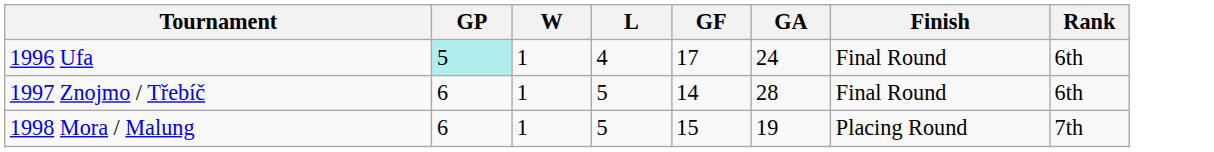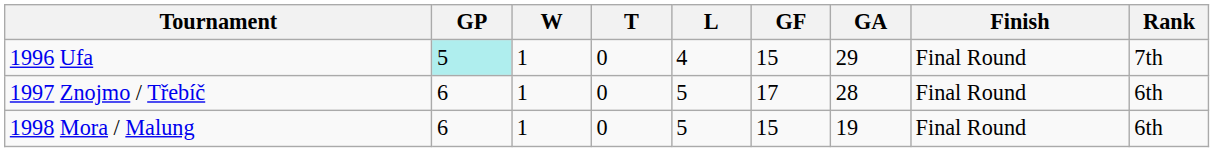+ column: (631, 22)
(687, 57) 17 -> (767, 57) 15
(767, 57) 24 -> (847, 57) 29
(1069, 57) 6th -> (1149, 57) 7th
(687, 92) 14 -> (767, 92) 17
(902, 127) Placing Round -> (971, 127) Final Round
(1069, 127) 7th -> (1149, 127) 6th
